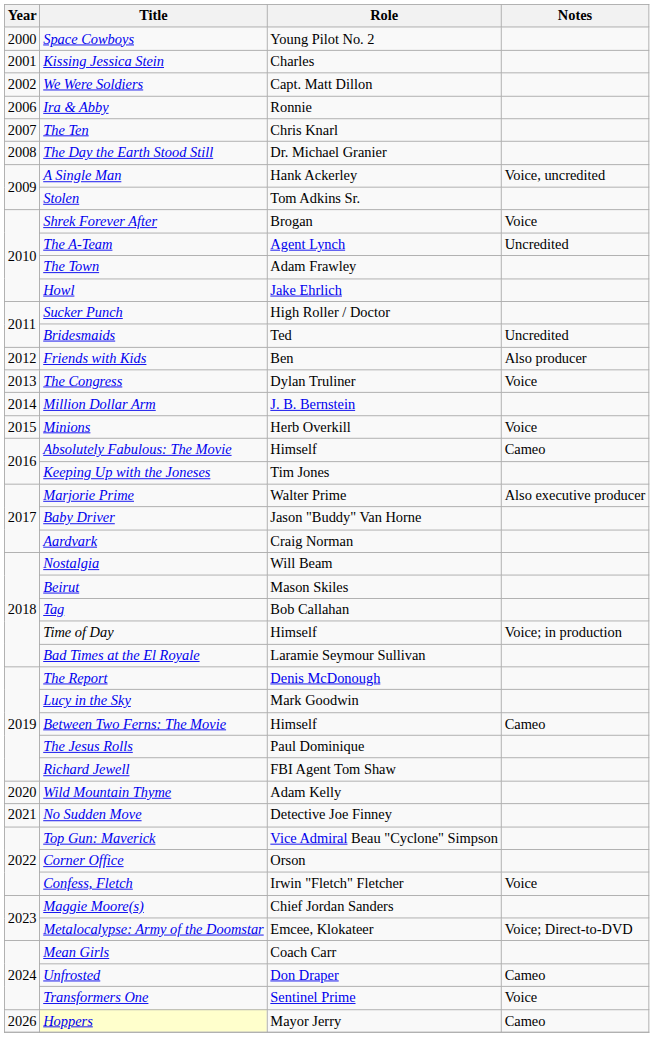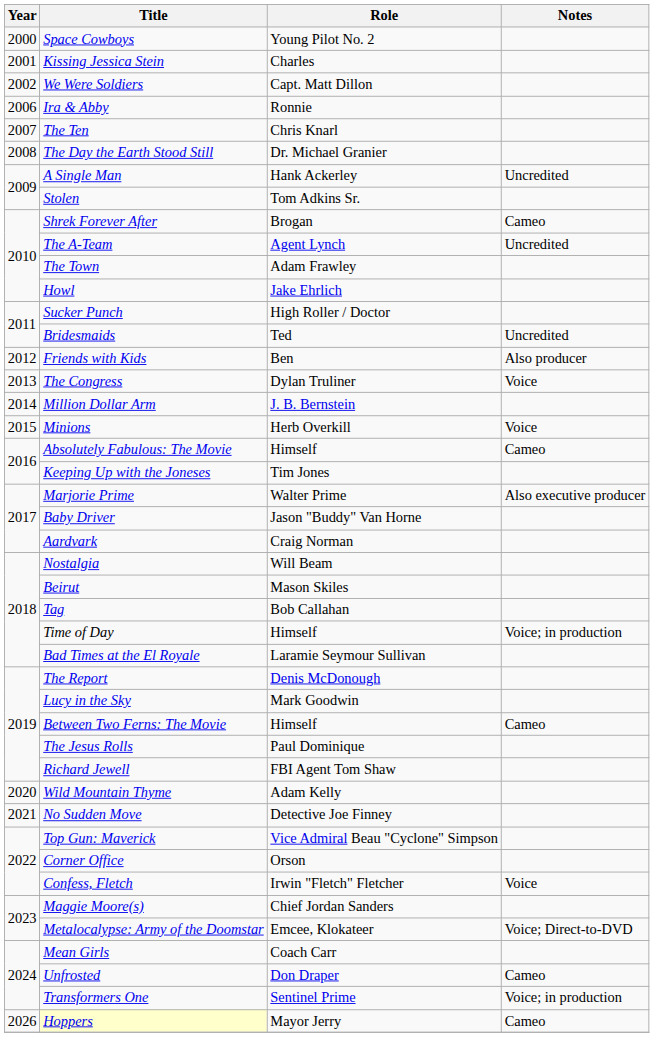(555, 175) Voice, uncredited -> (537, 175) Uncredited
(521, 221) Voice -> (525, 221) Cameo
(521, 997) Voice -> (563, 997) Voice; in production
